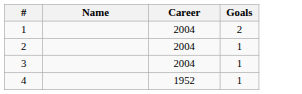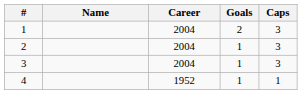+ column: (278, 13)
